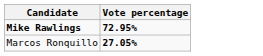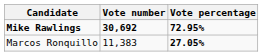+ column: (134, 12)
